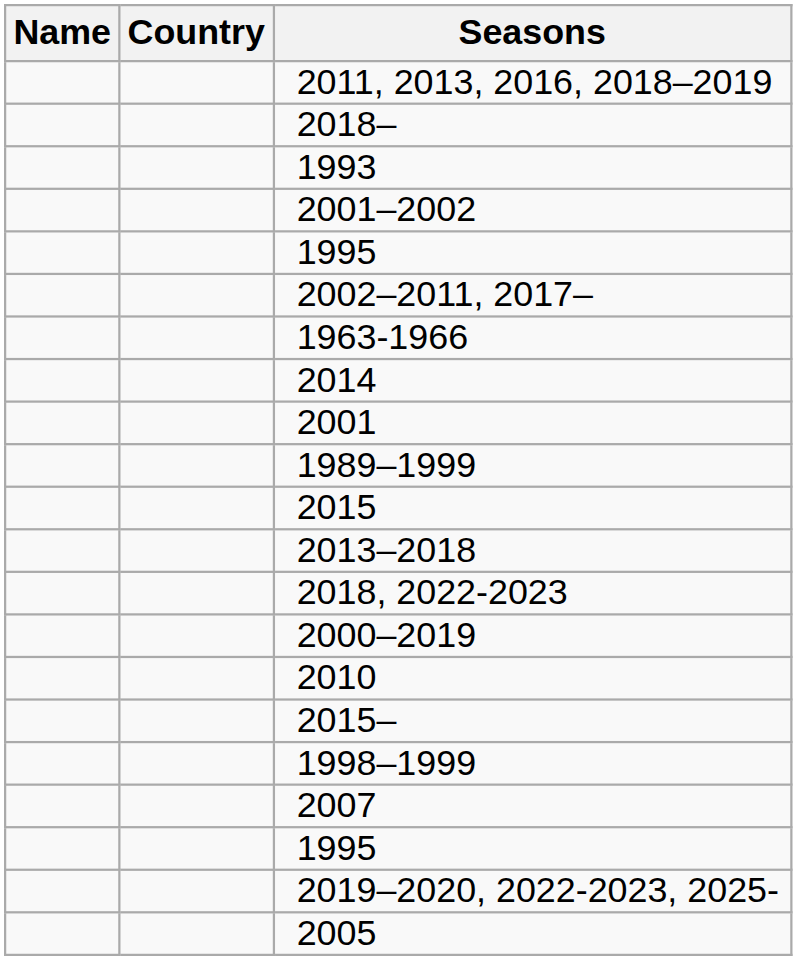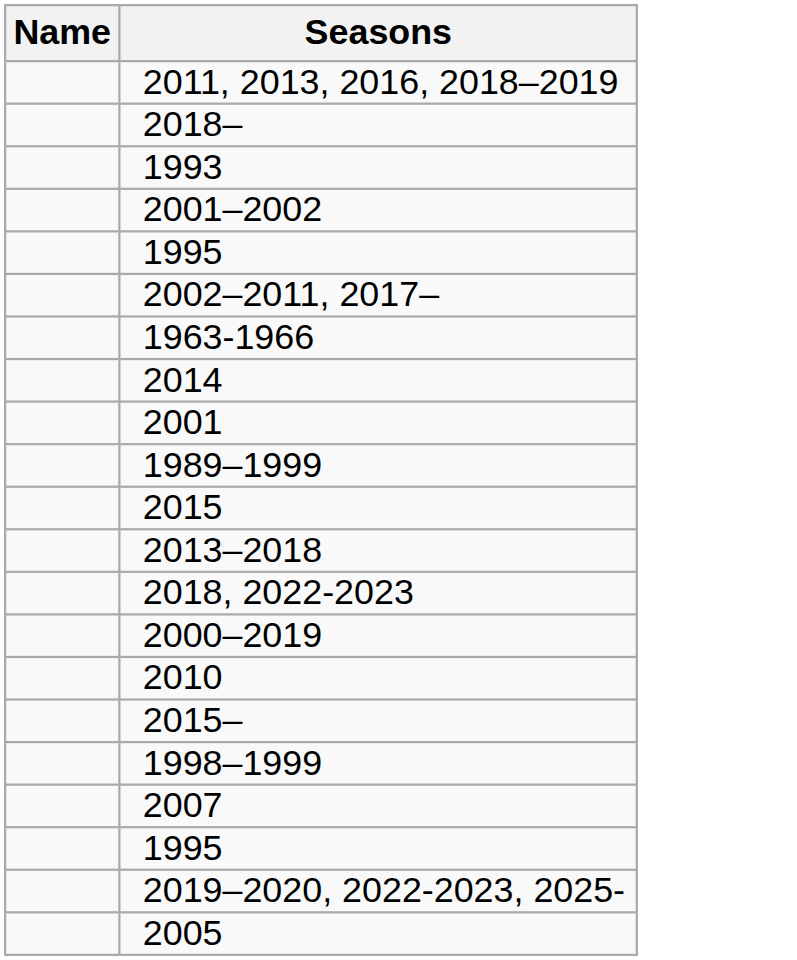- column: (196, 32)
